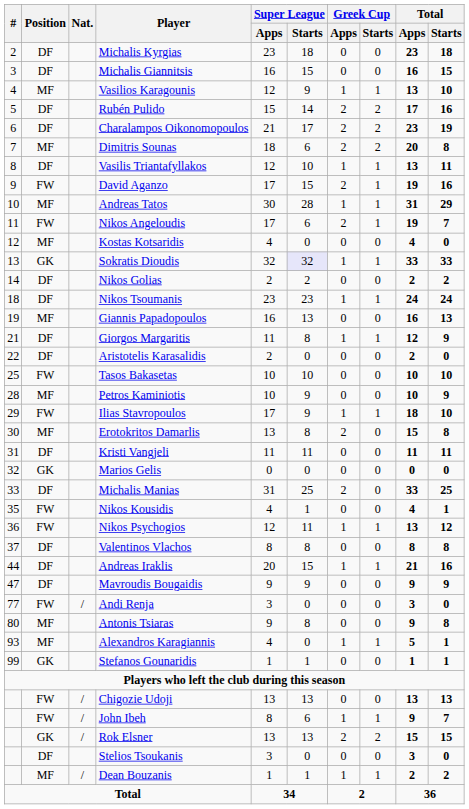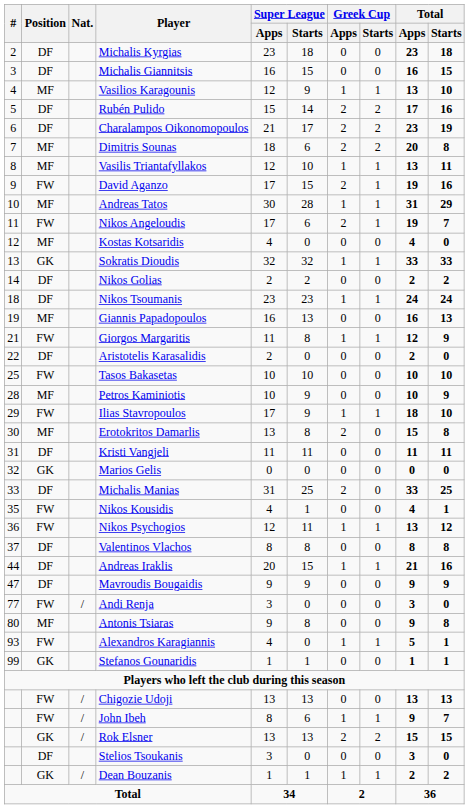(45, 166) DF -> (45, 166) MF
(307, 261) lavender background -> (307, 261) no background
(45, 337) DF -> (45, 337) FW
(45, 642) MF -> (45, 642) FW
(45, 775) MF -> (45, 775) GK
